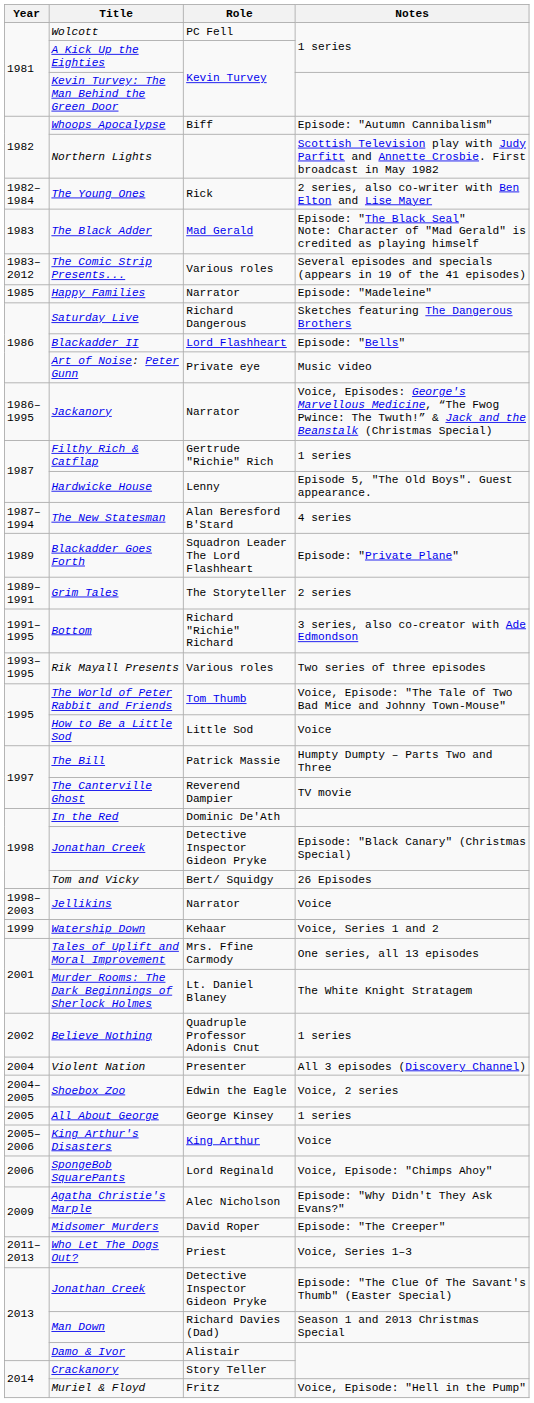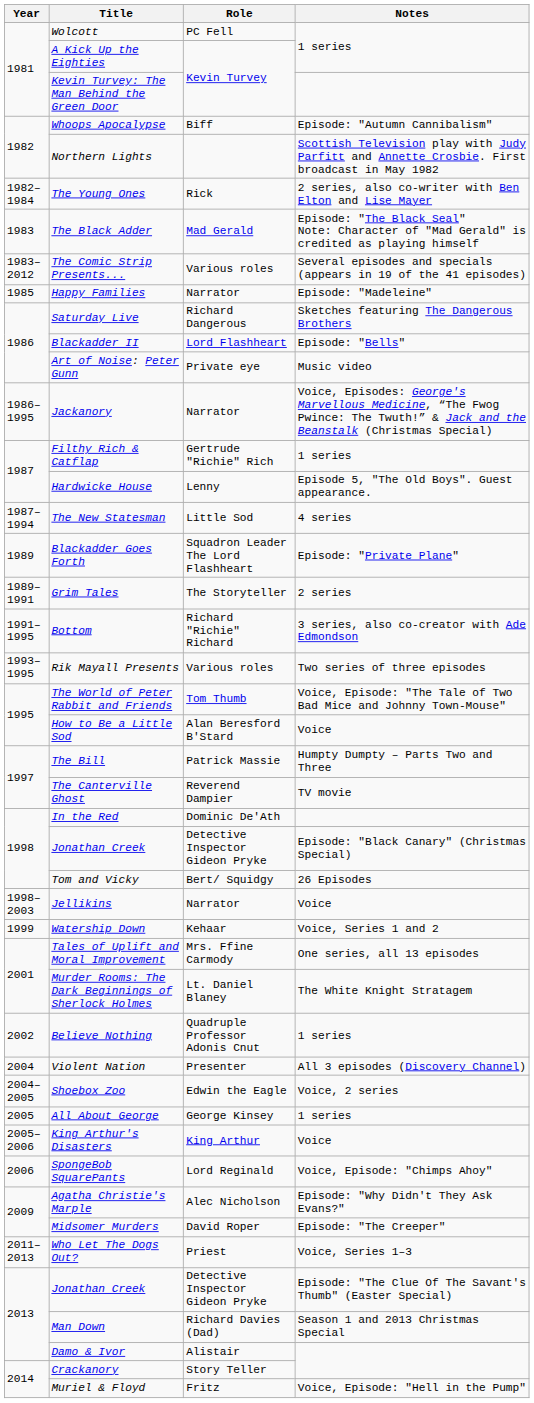(233, 518) Alan Beresford B'Stard -> (220, 518) Little Sod
(220, 730) Little Sod -> (233, 730) Alan Beresford B'Stard
